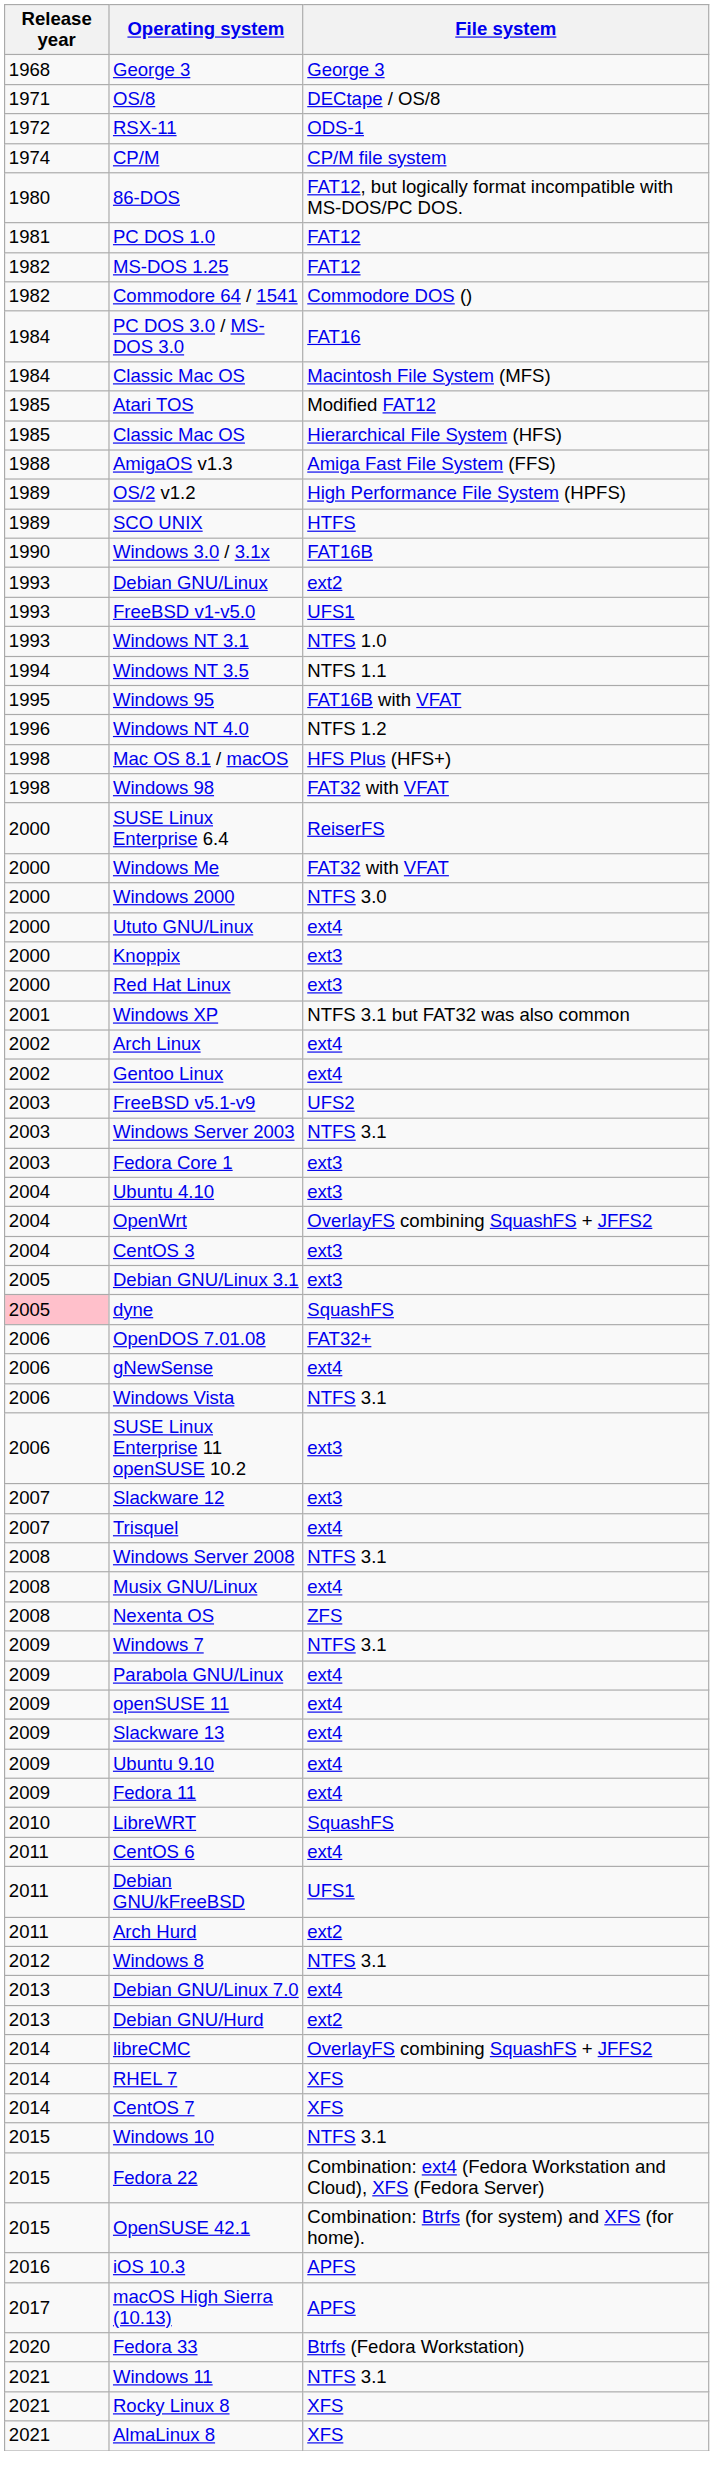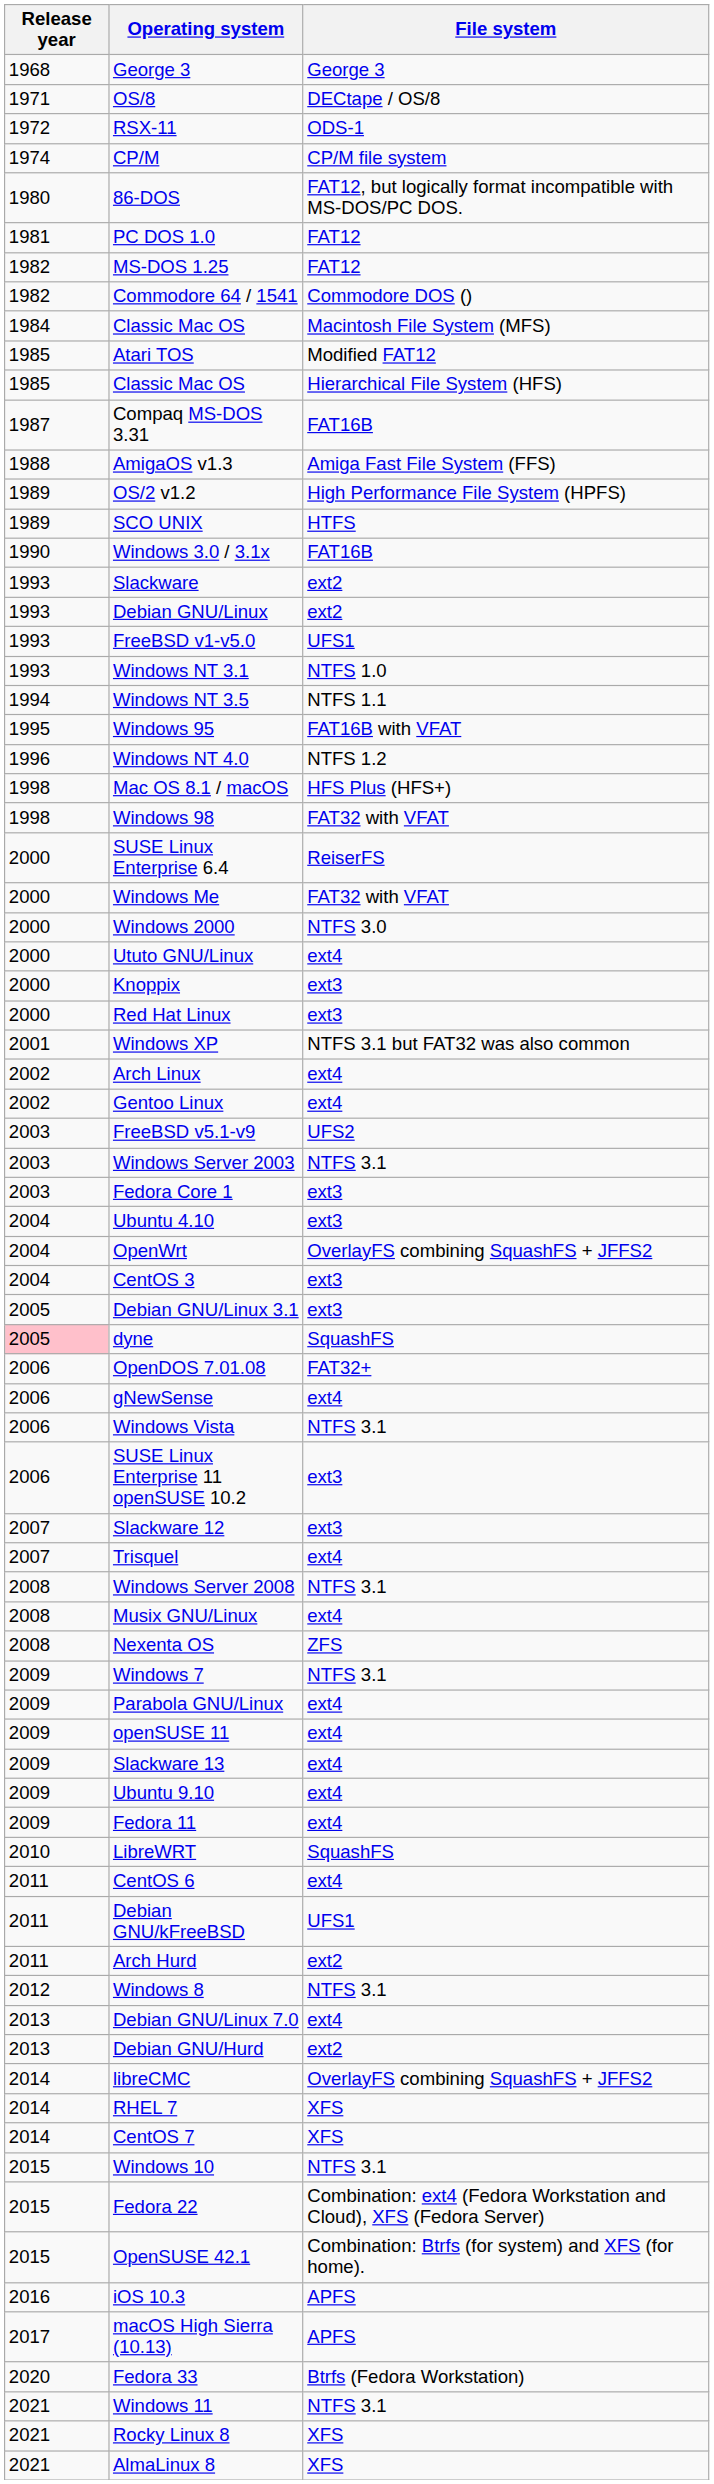- row: (189, 336)
+ row: (188, 424)
+ row: (156, 582)
